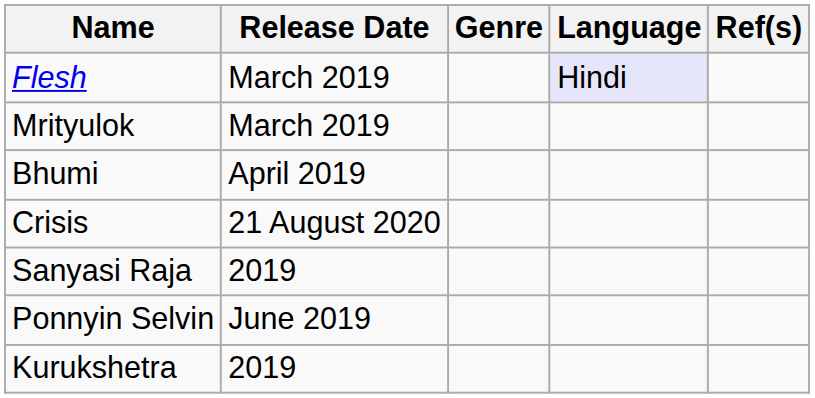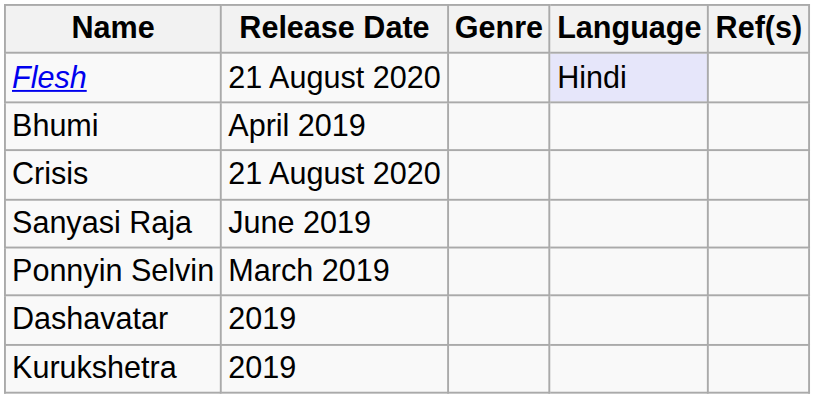(309, 77) March 2019 -> (334, 77) 21 August 2020
- row: (73, 125)
(262, 271) 2019 -> (300, 222) June 2019
(300, 319) June 2019 -> (309, 271) March 2019
+ row: (90, 319)
